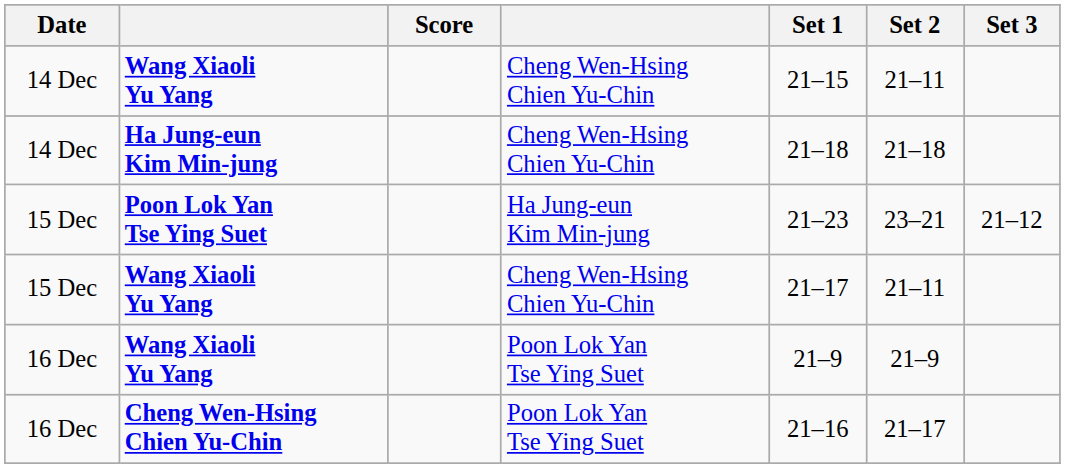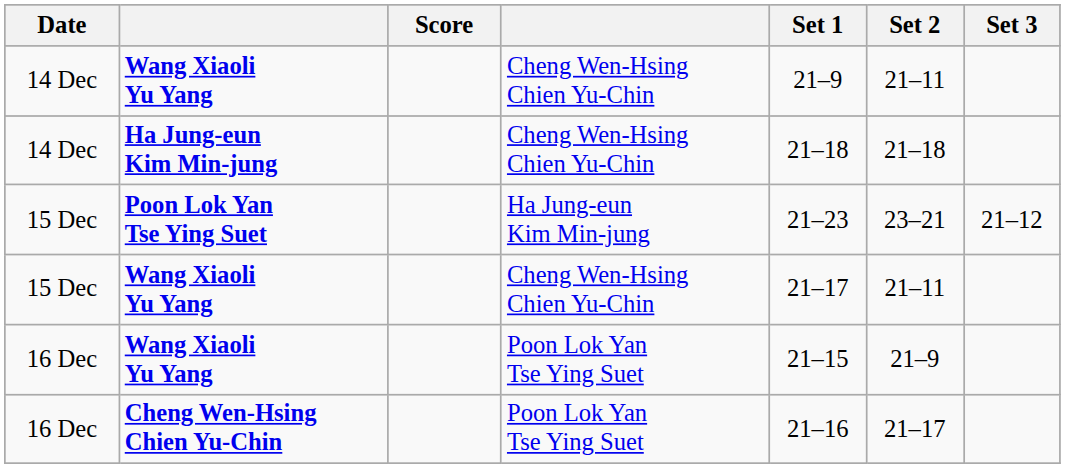(818, 80) 21–15 -> (818, 80) 21–9
(818, 359) 21–9 -> (818, 359) 21–15
